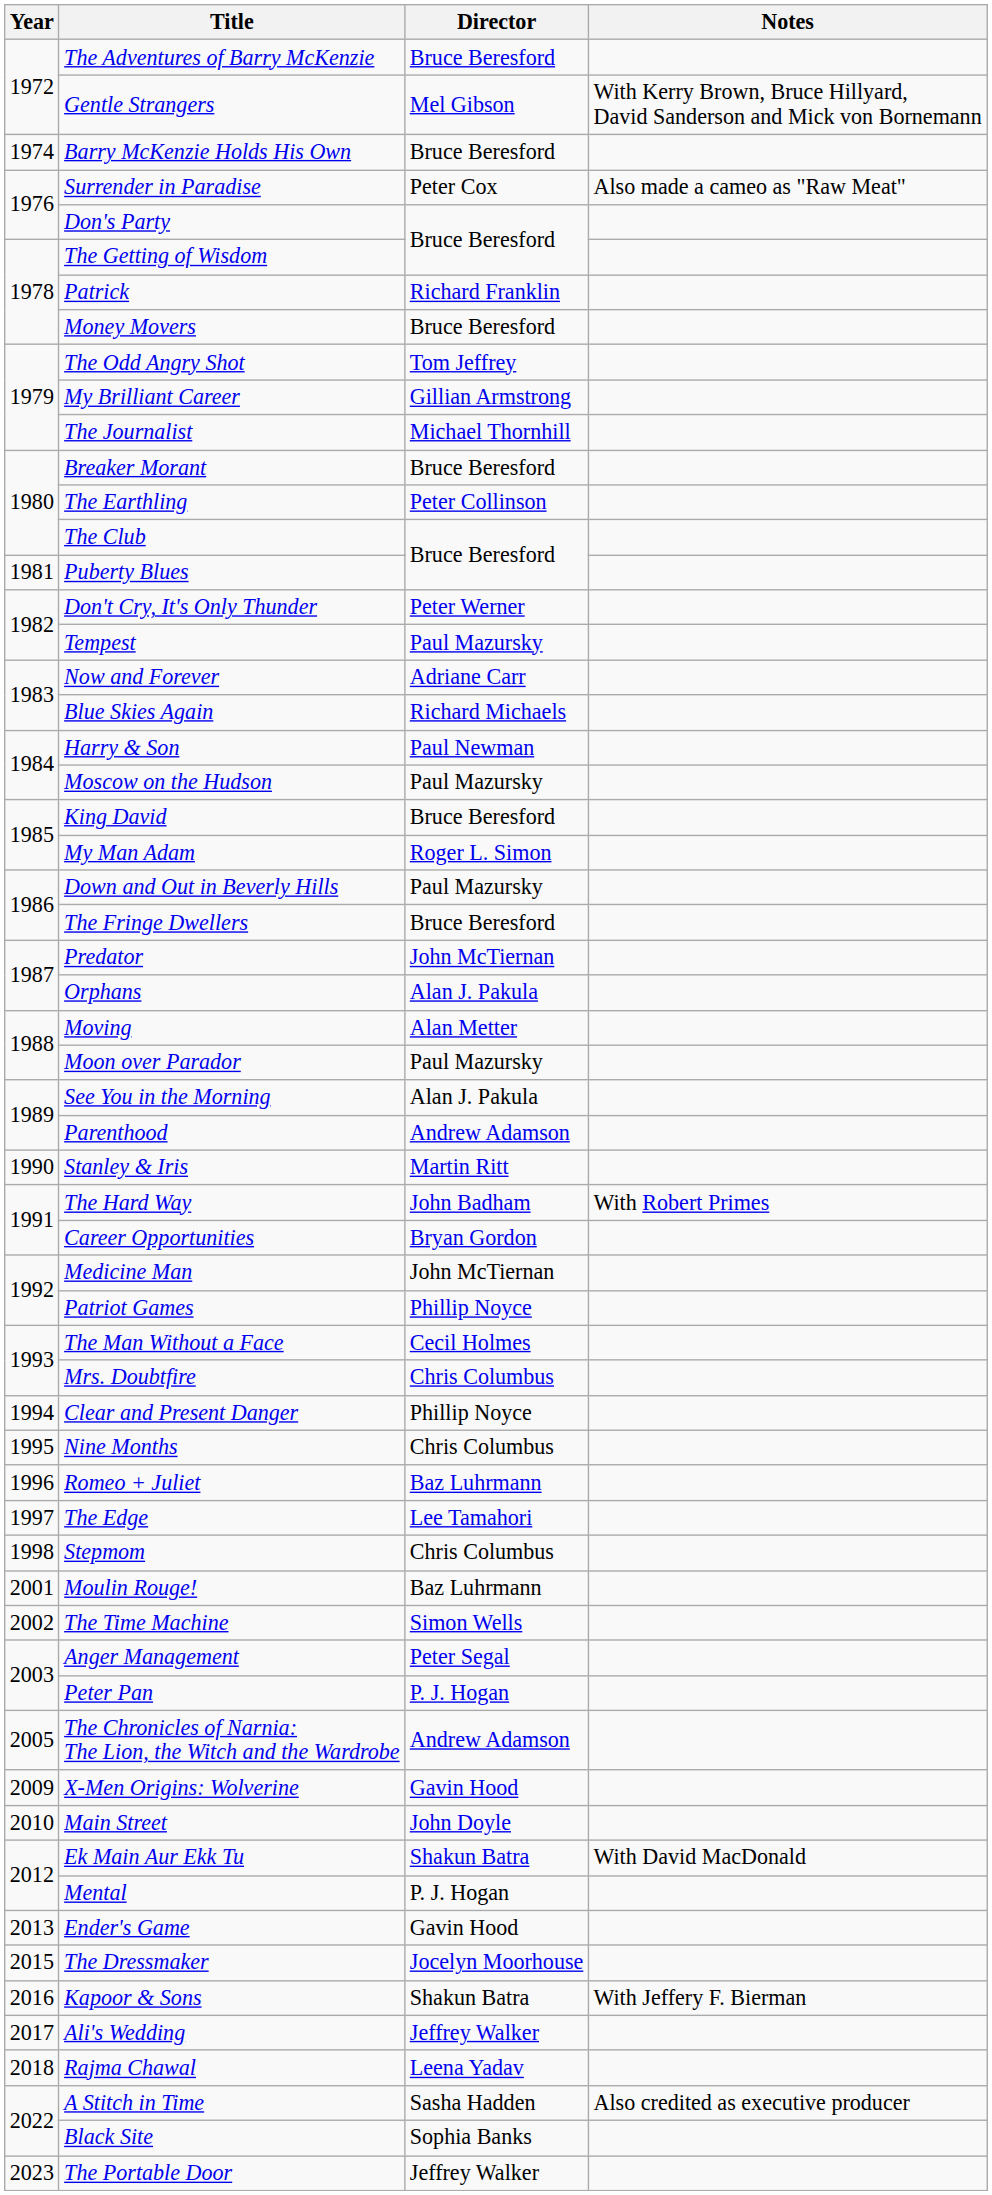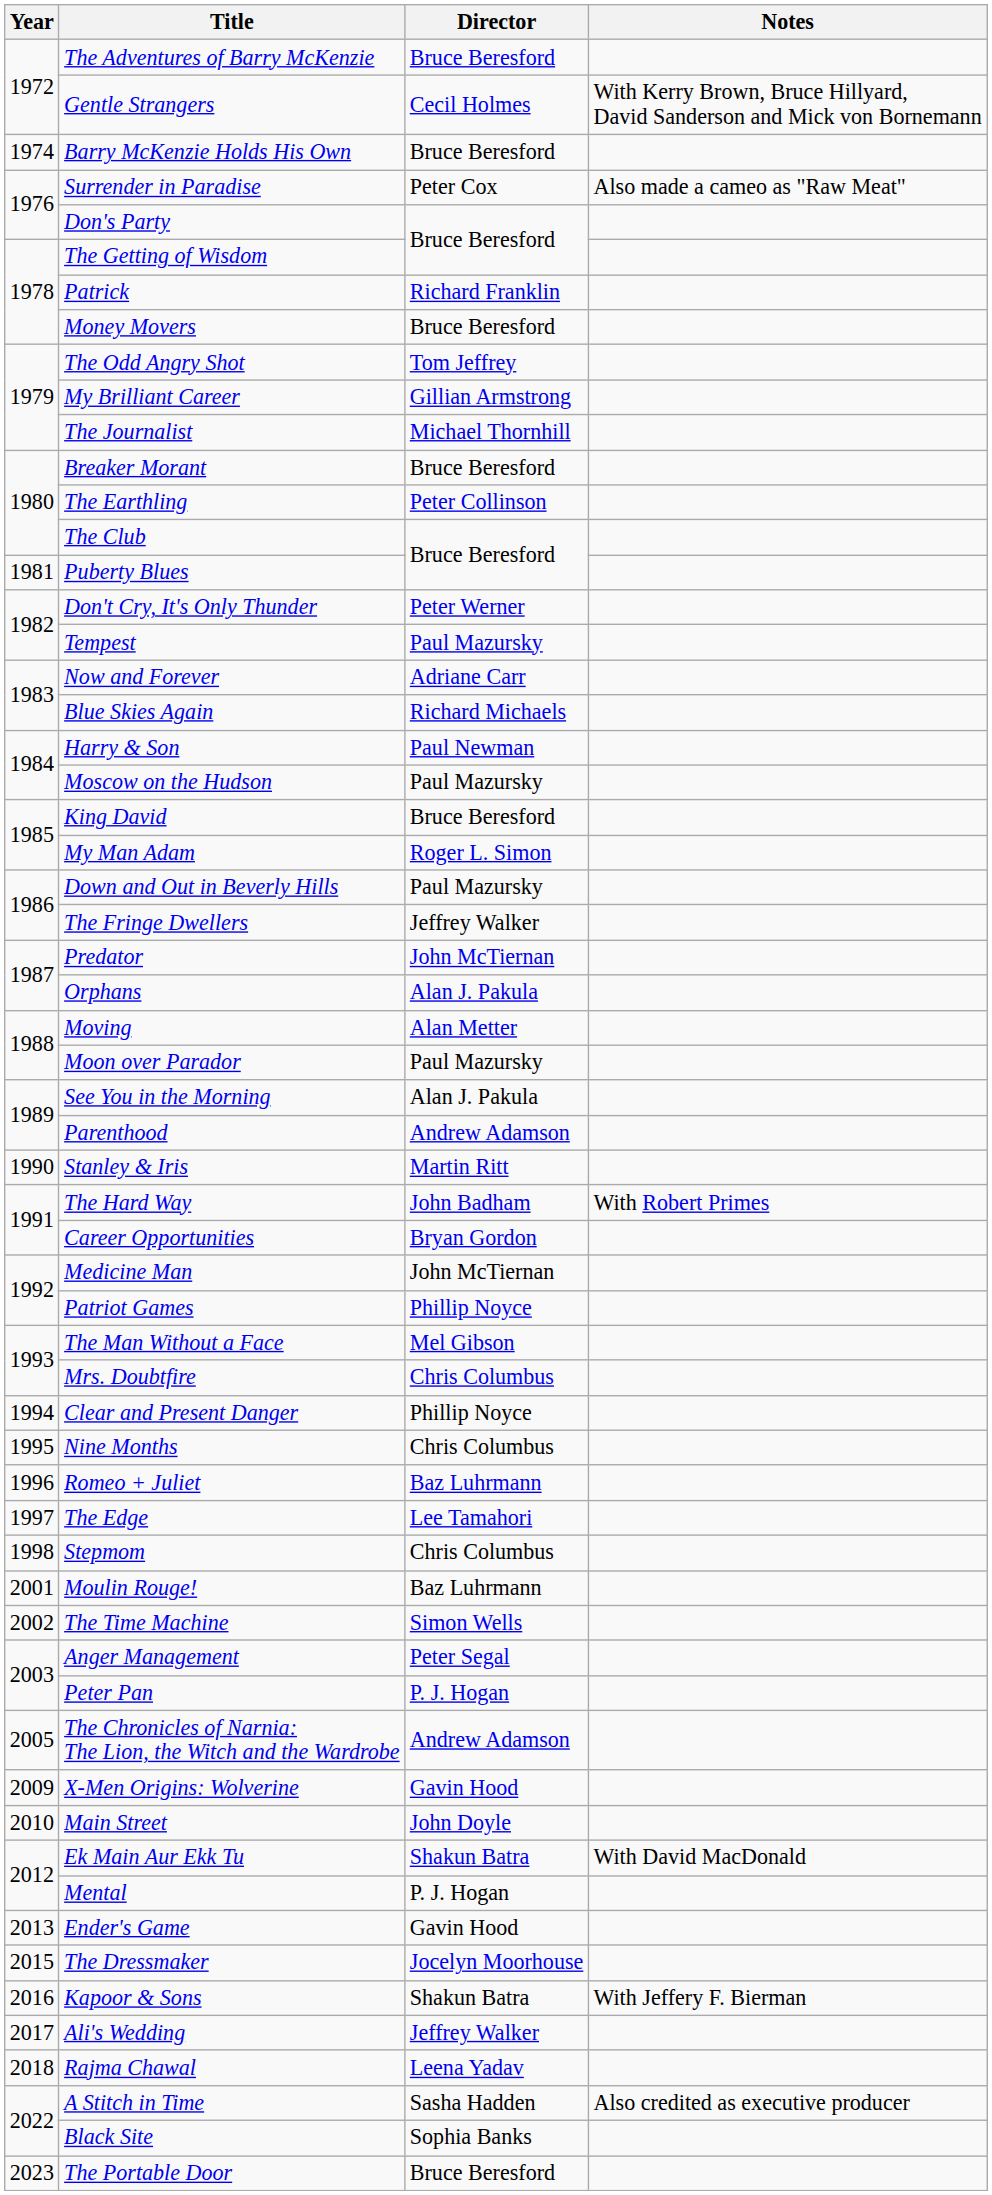(462, 104) Mel Gibson -> (470, 104) Cecil Holmes
(482, 922) Bruce Beresford -> (474, 922) Jeffrey Walker
(470, 1342) Cecil Holmes -> (462, 1342) Mel Gibson
(474, 2172) Jeffrey Walker -> (482, 2172) Bruce Beresford
